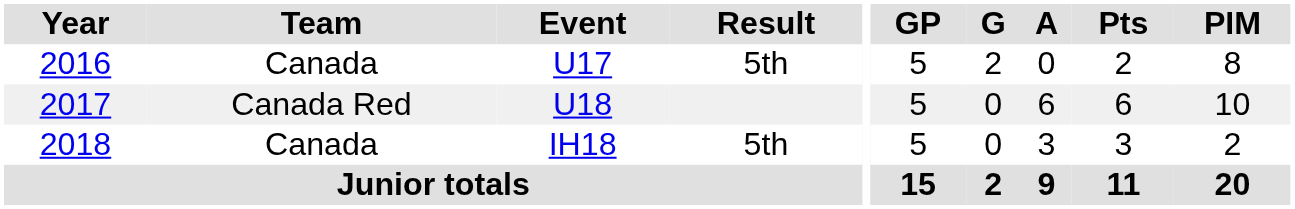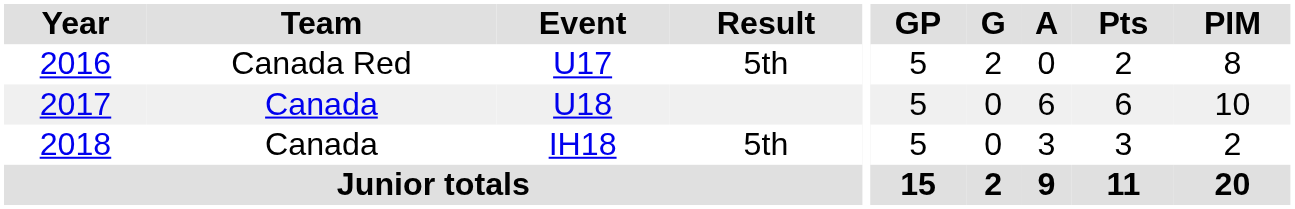(321, 63) Canada -> (321, 63) Canada Red
(321, 103) Canada Red -> (321, 103) Canada
